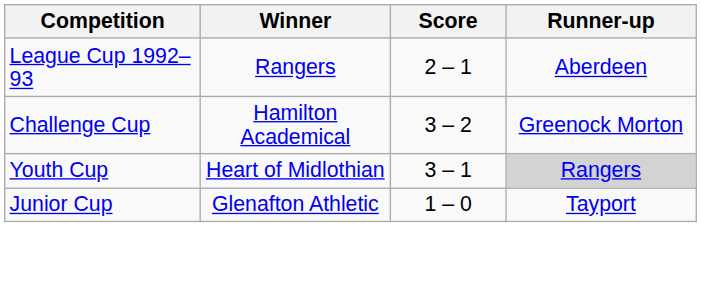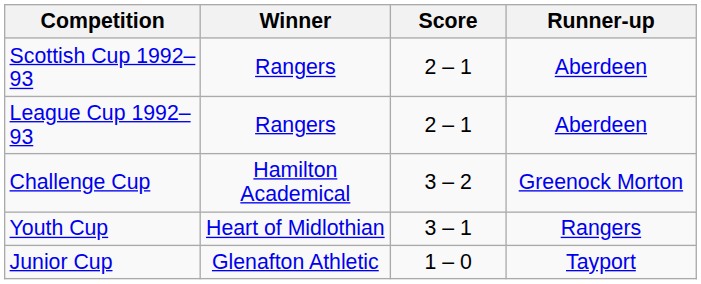+ row: (102, 67)
(601, 170) lightgrey background -> (601, 228) no background
